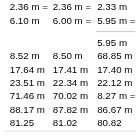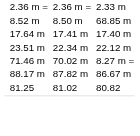- row: (25, 20)
